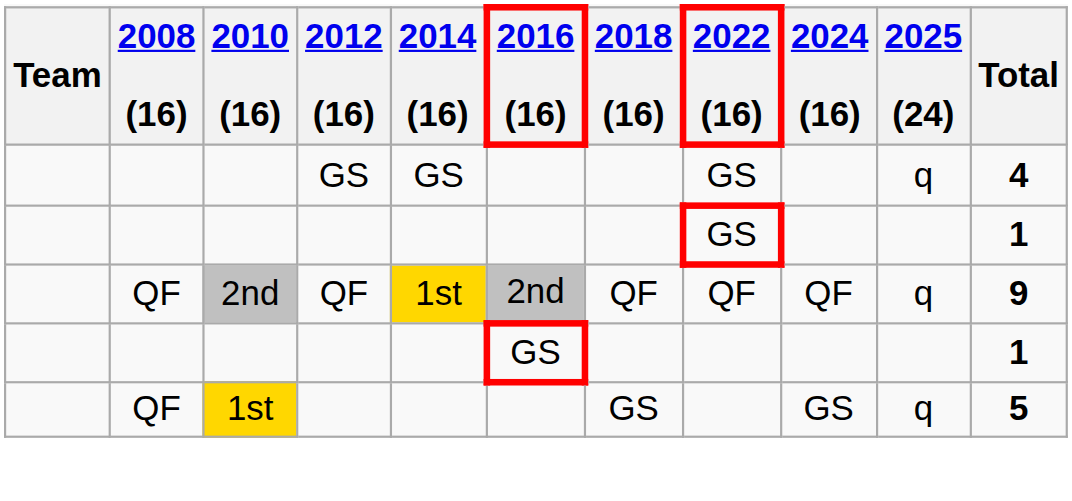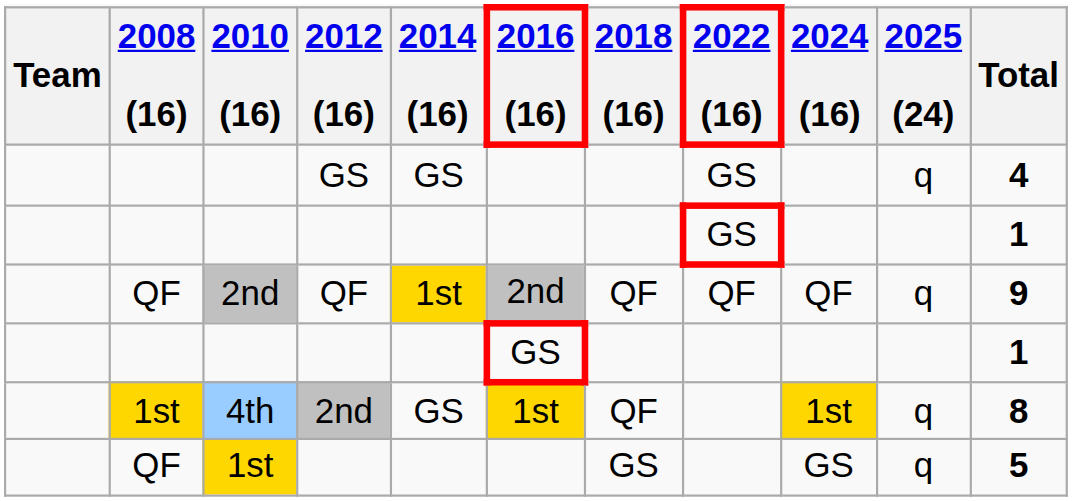+ row: (250, 410)
